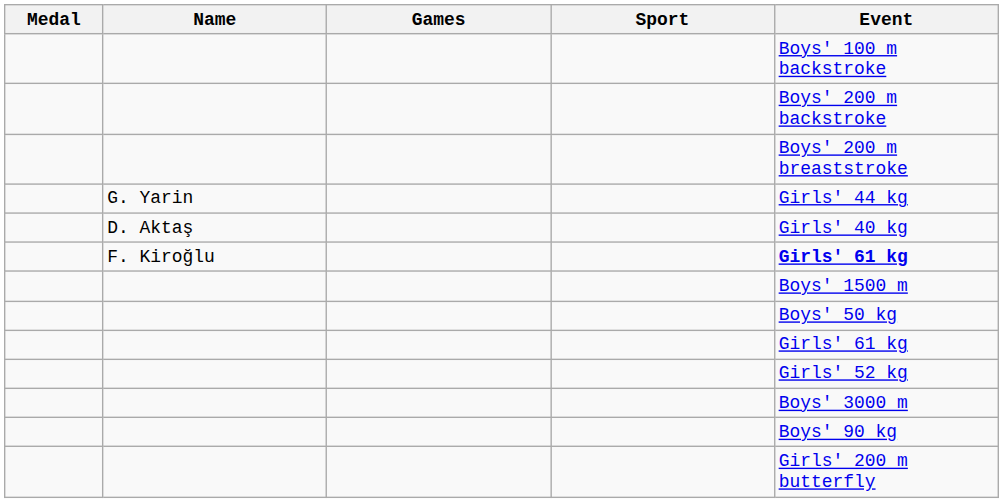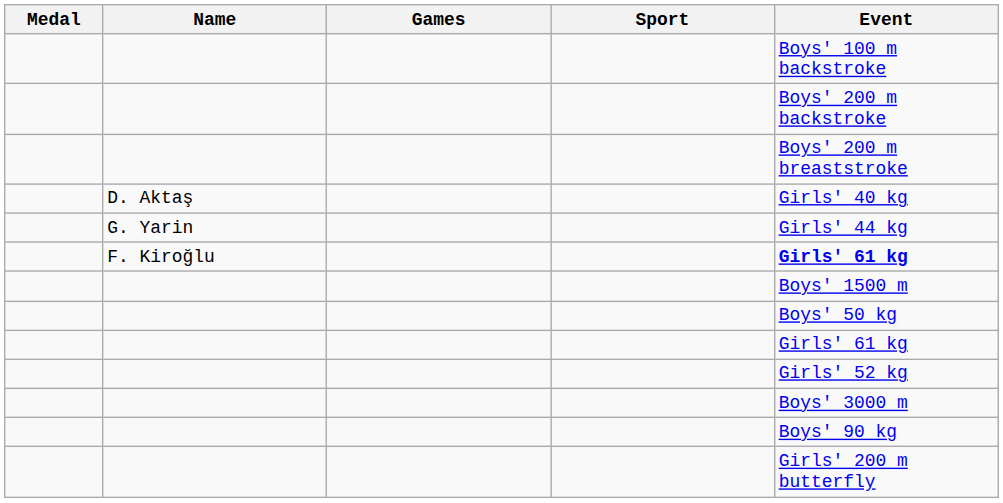rows swapped: (54, 198) <-> (54, 228)
